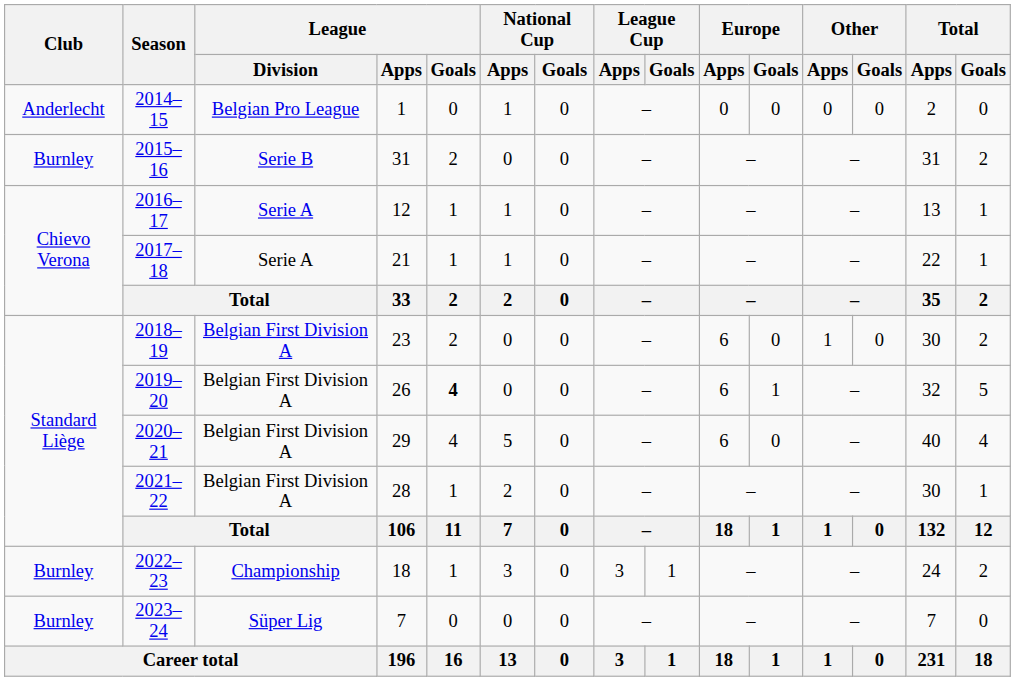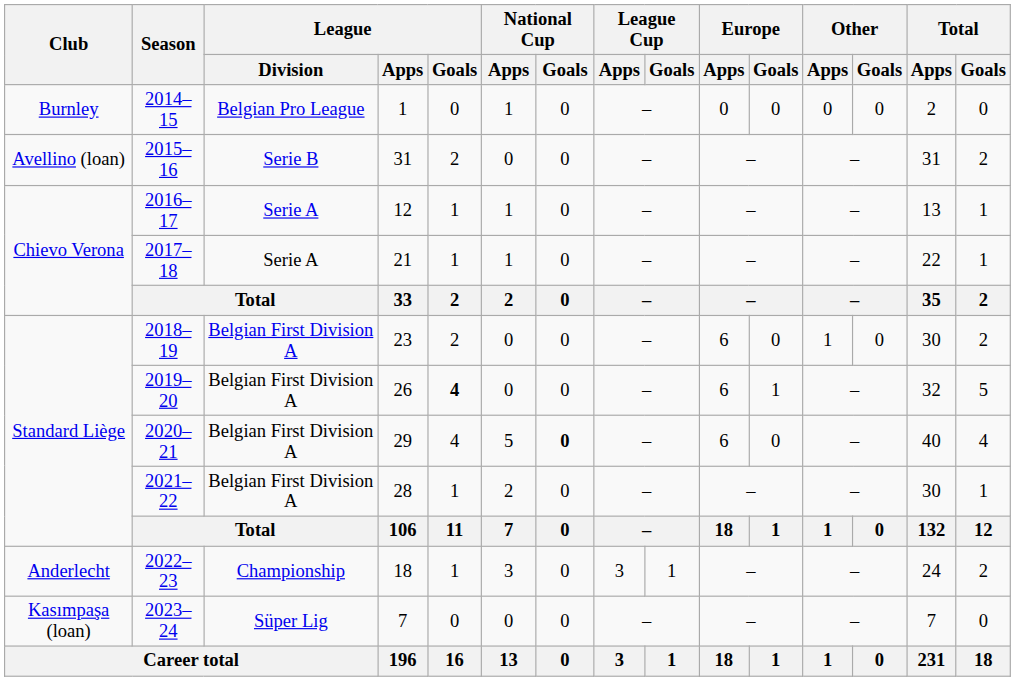(63, 109) Anderlecht -> (69, 109) Burnley
(63, 159) Burnley -> (69, 159) Avellino (loan)
(564, 440) normal -> (565, 440) bold
(63, 570) Burnley -> (69, 570) Anderlecht
(63, 621) Burnley -> (69, 621) Kasımpaşa (loan)
